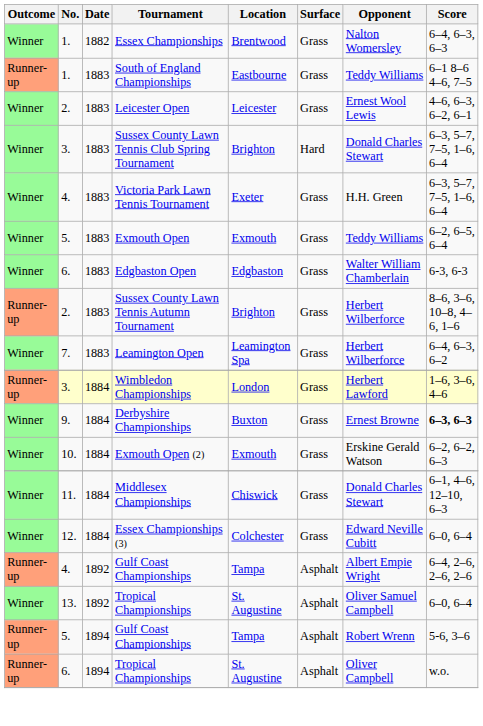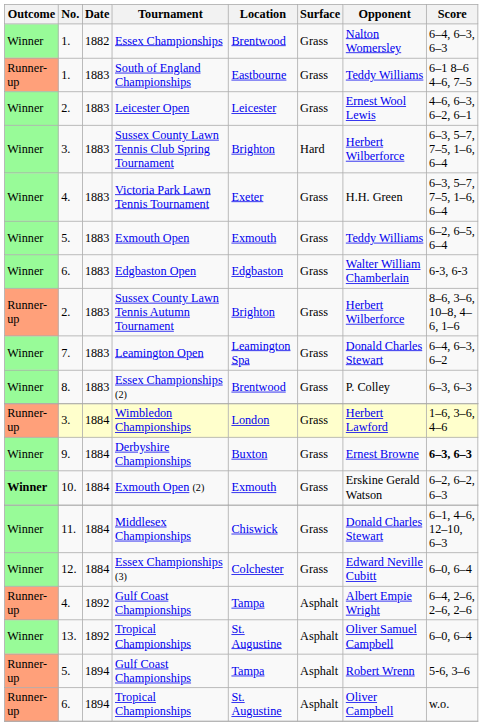(384, 148) Donald Charles Stewart -> (375, 148) Herbert Wilberforce
(375, 352) Herbert Wilberforce -> (384, 352) Donald Charles Stewart
+ row: (66, 386)
(25, 453) normal -> (27, 487) bold
